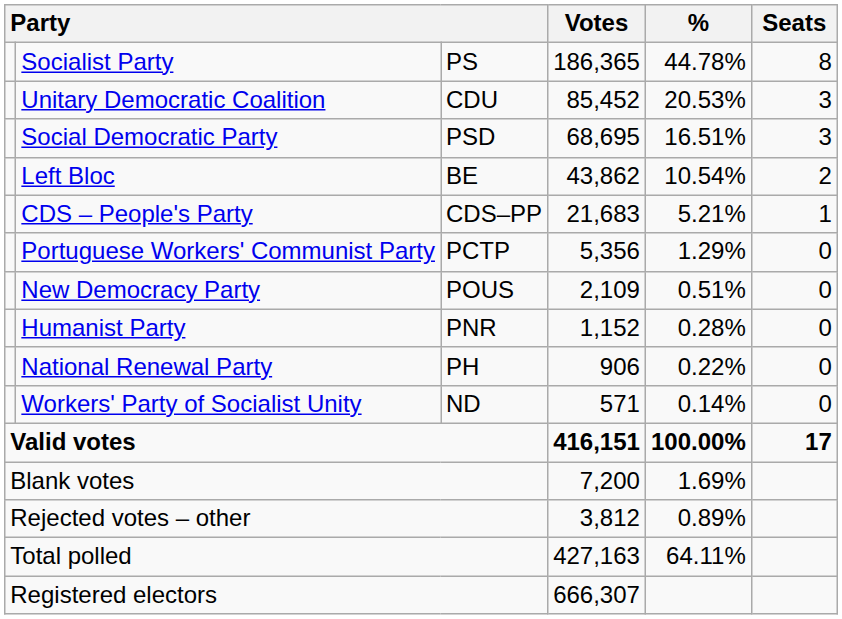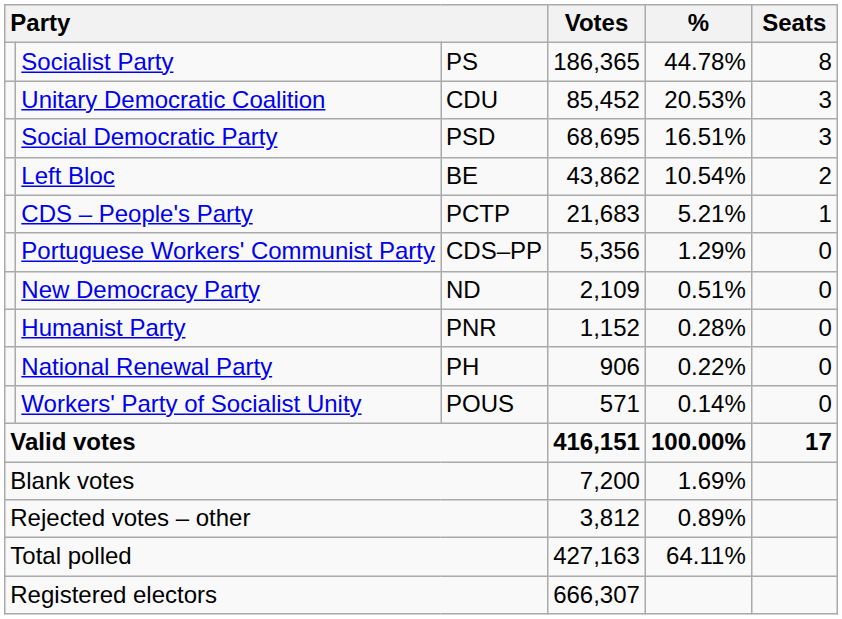(494, 213) CDS–PP -> (478, 213) PCTP
(478, 251) PCTP -> (494, 251) CDS–PP
(480, 289) POUS -> (463, 289) ND
(463, 404) ND -> (480, 404) POUS
